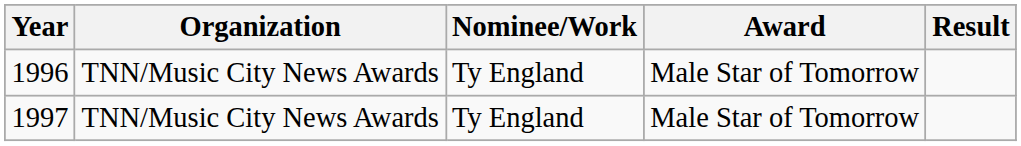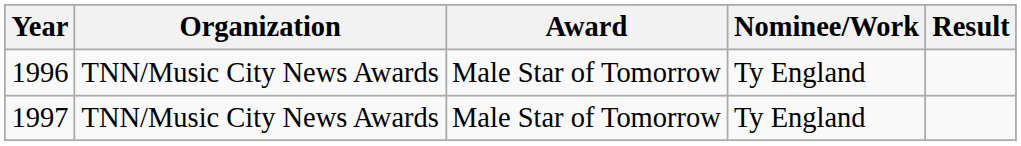columns swapped: (785, 27) <-> (545, 27)
